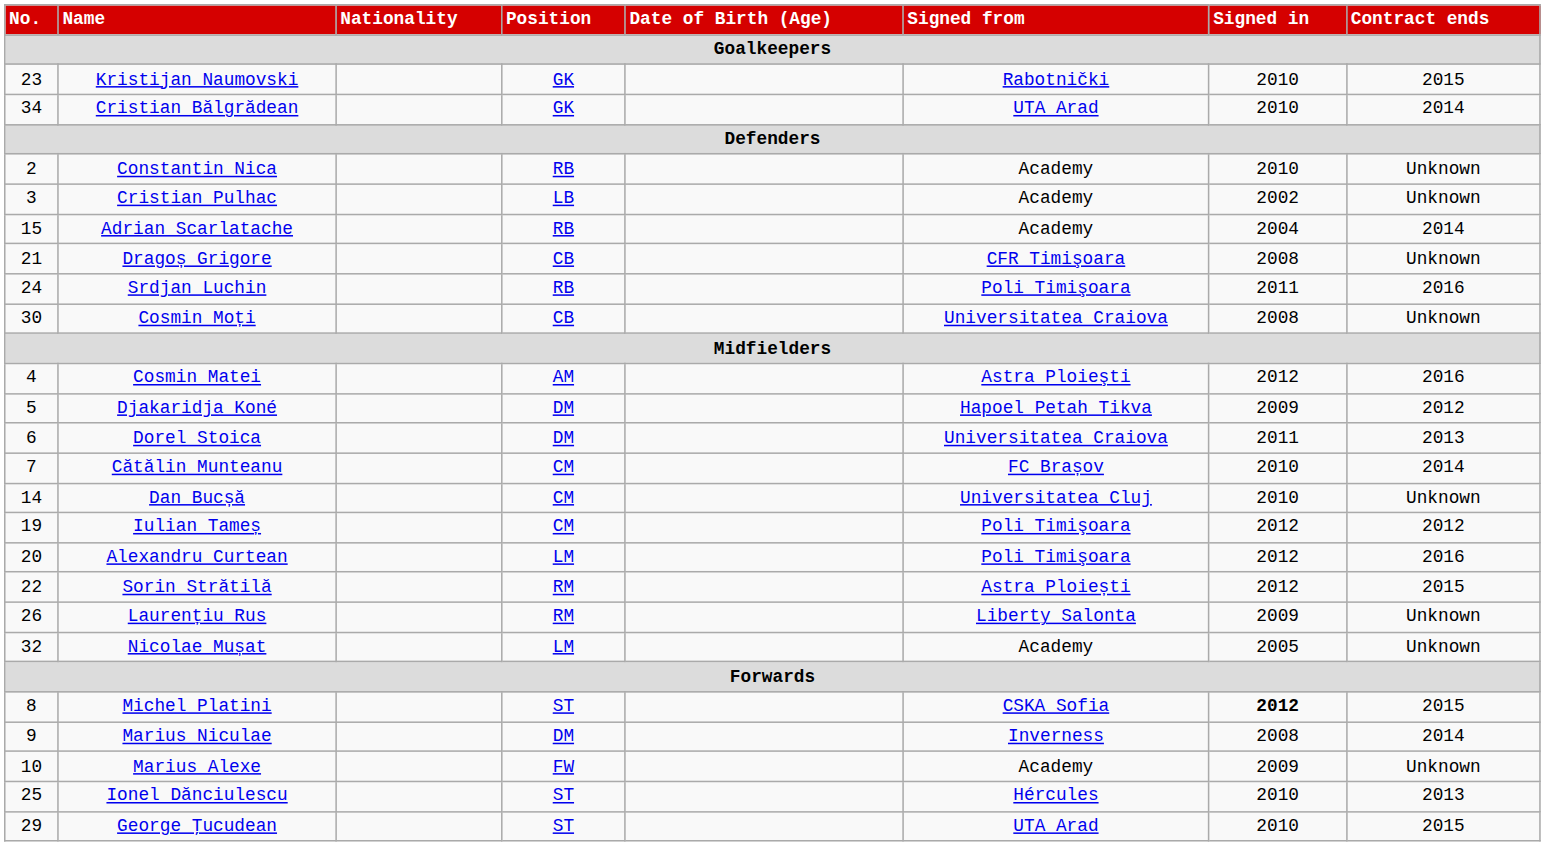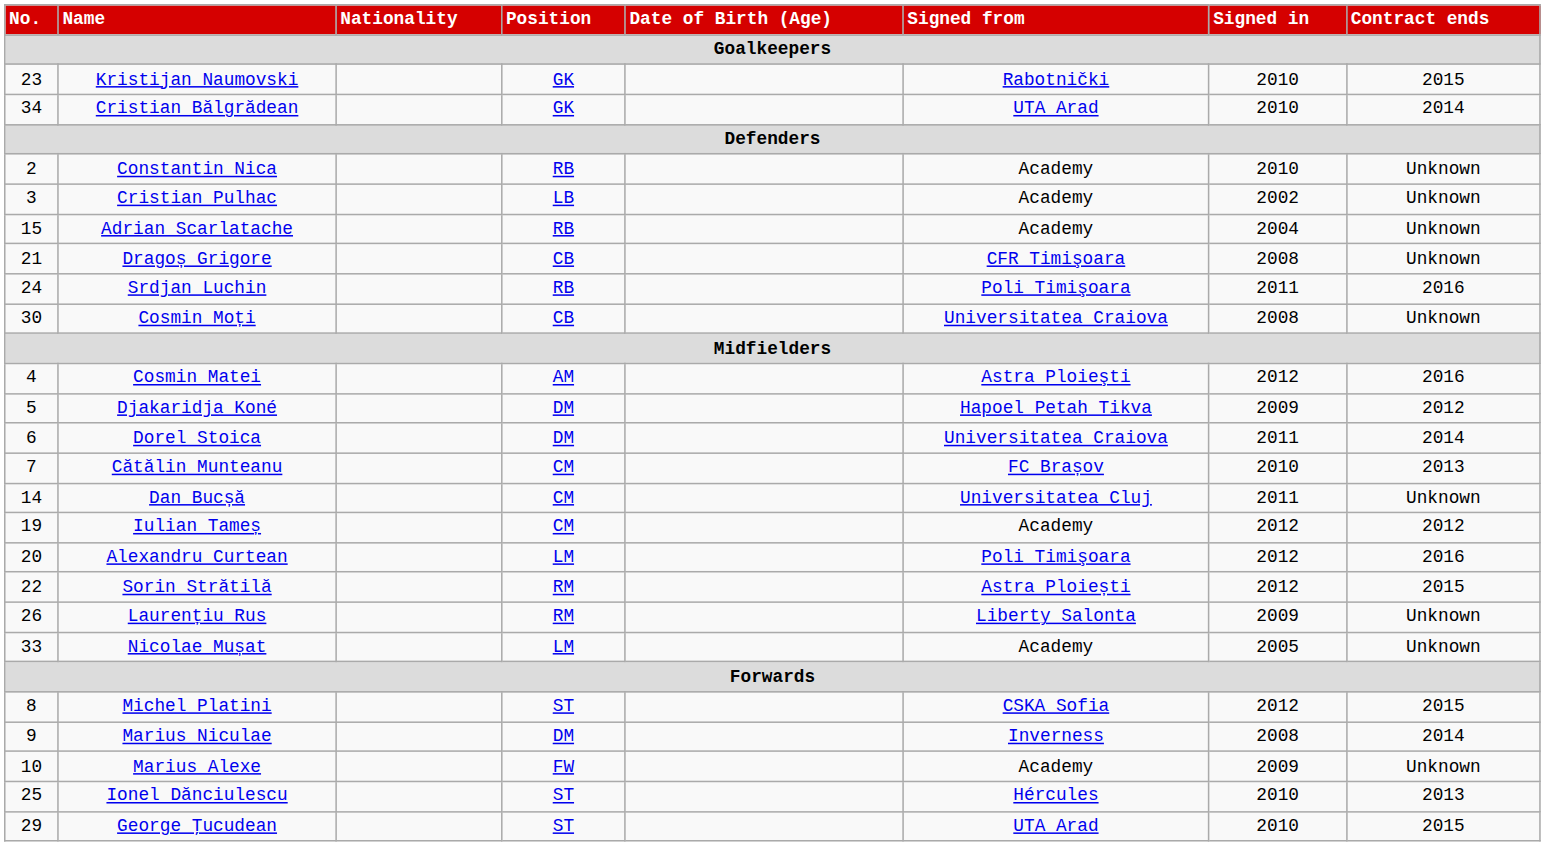(1443, 229) 2014 -> (1443, 229) Unknown
(1443, 438) 2013 -> (1443, 438) 2014
(1443, 468) 2014 -> (1443, 468) 2013
(1278, 497) 2010 -> (1278, 497) 2011
(1056, 527) Poli Timişoara -> (1056, 527) Academy
(31, 647) 32 -> (31, 647) 33
(1278, 707) bold -> (1278, 707) normal
